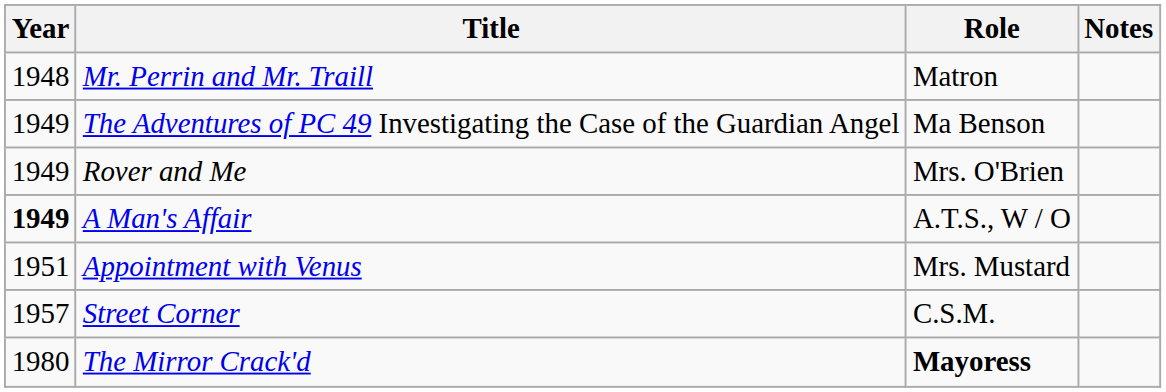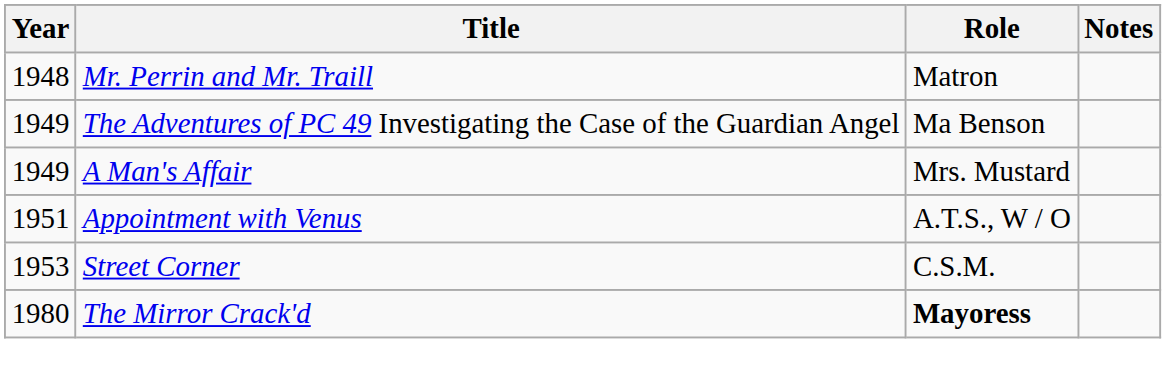- row: (165, 171)
(41, 218) bold -> (41, 171) normal
(992, 218) A.T.S., W / O -> (991, 171) Mrs. Mustard
(991, 266) Mrs. Mustard -> (992, 218) A.T.S., W / O
(41, 314) 1957 -> (41, 266) 1953
